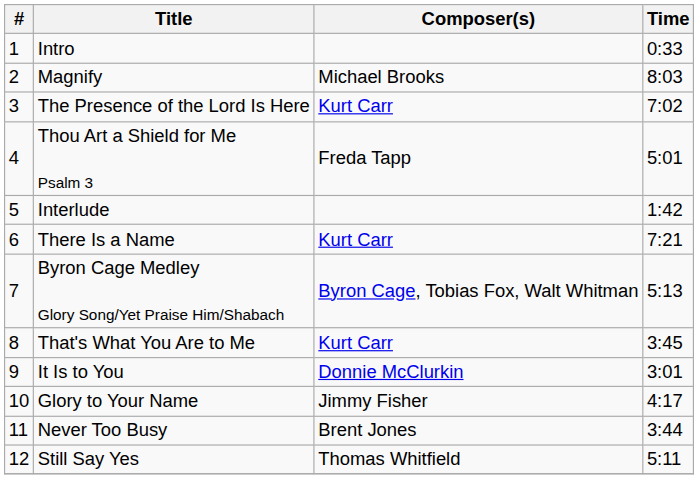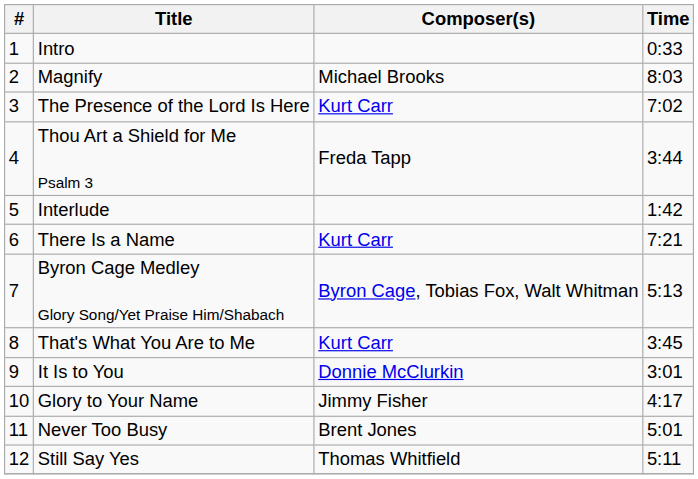(665, 158) 5:01 -> (665, 158) 3:44
(665, 430) 3:44 -> (665, 430) 5:01
